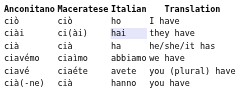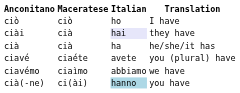(73, 34) ci(ài) -> (65, 34) cià
rows swapped: (22, 58) <-> (17, 71)
(65, 83) cià -> (73, 83) ci(ài)
(124, 83) no background -> (124, 83) lightblue background
